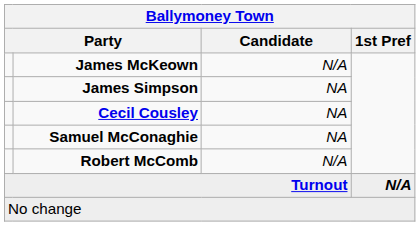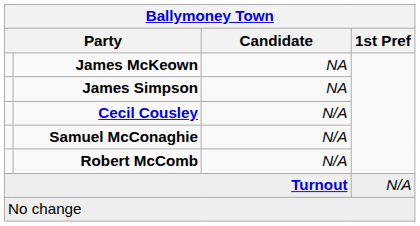(335, 64) N/A -> (337, 64) NA
(337, 112) NA -> (335, 112) N/A
(337, 137) NA -> (335, 137) N/A
(398, 185) bold -> (399, 185) normal
